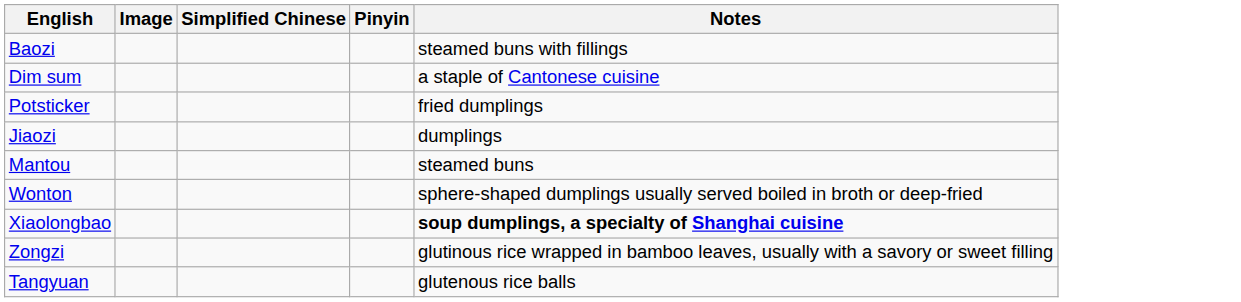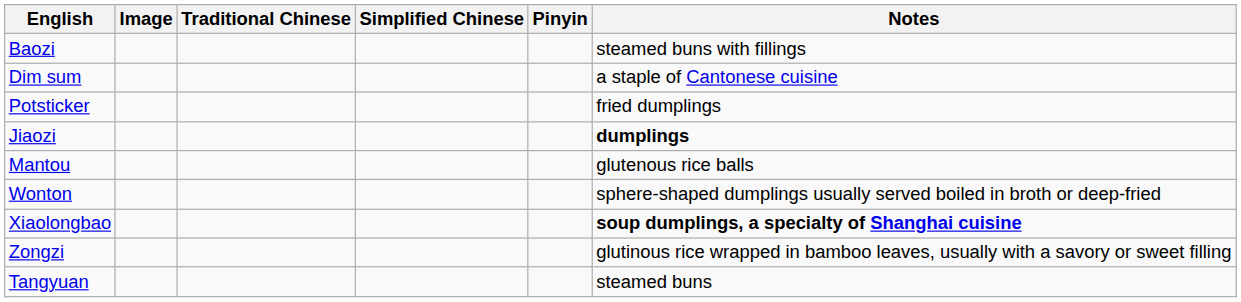+ column: (266, 19)
(460, 135) normal -> (643, 135) bold
(476, 164) steamed buns -> (675, 164) glutenous rice balls
(497, 281) glutenous rice balls -> (654, 281) steamed buns
